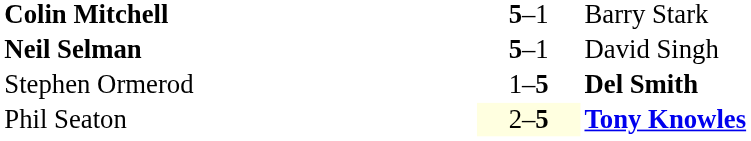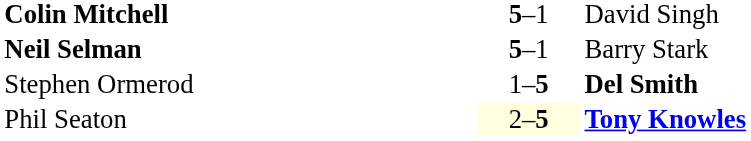(646, 14) Barry Stark -> (652, 14) David Singh
(652, 49) David Singh -> (646, 49) Barry Stark
